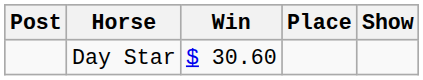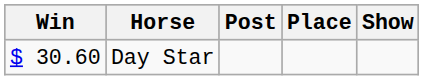columns swapped: (36, 22) <-> (231, 22)
